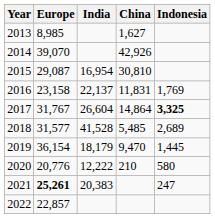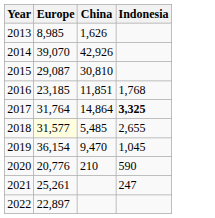- column: (96, 14)
(132, 33) 1,627 -> (93, 33) 1,626
(53, 90) 23,158 -> (53, 90) 23,185
(135, 90) 11,831 -> (96, 90) 11,851
(171, 90) 1,769 -> (132, 90) 1,768
(53, 109) 31,767 -> (53, 109) 31,764
(53, 128) no background -> (53, 128) lightyellow background
(171, 128) 2,689 -> (132, 128) 2,655
(171, 147) 1,445 -> (132, 147) 1,045
(166, 166) 580 -> (128, 166) 590
(53, 185) bold -> (53, 185) normal
(53, 204) 22,857 -> (53, 204) 22,897
